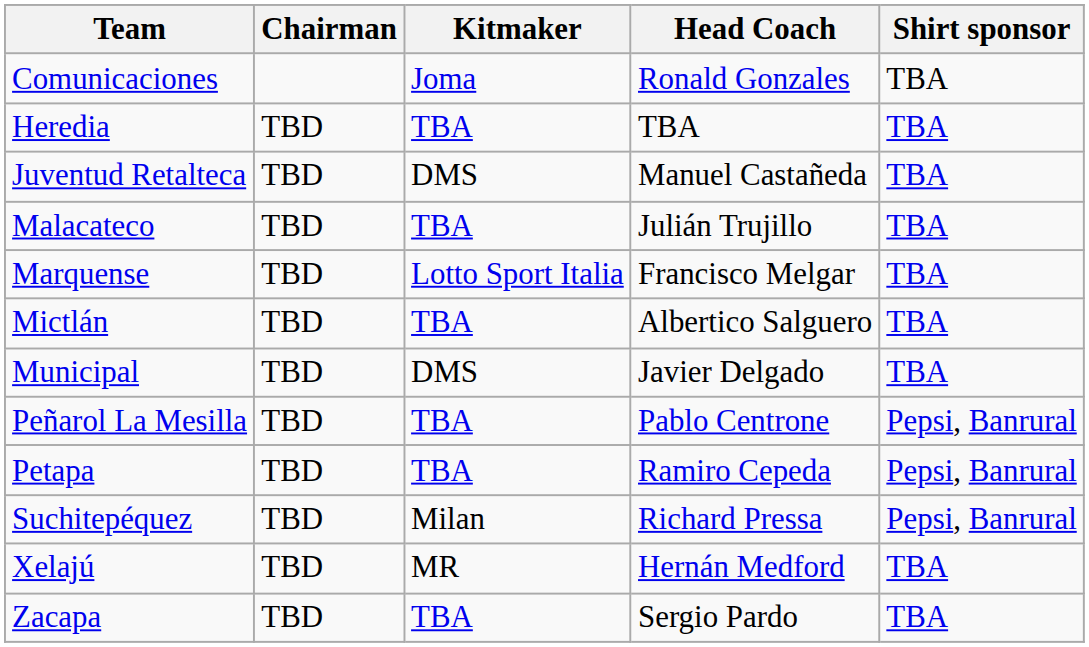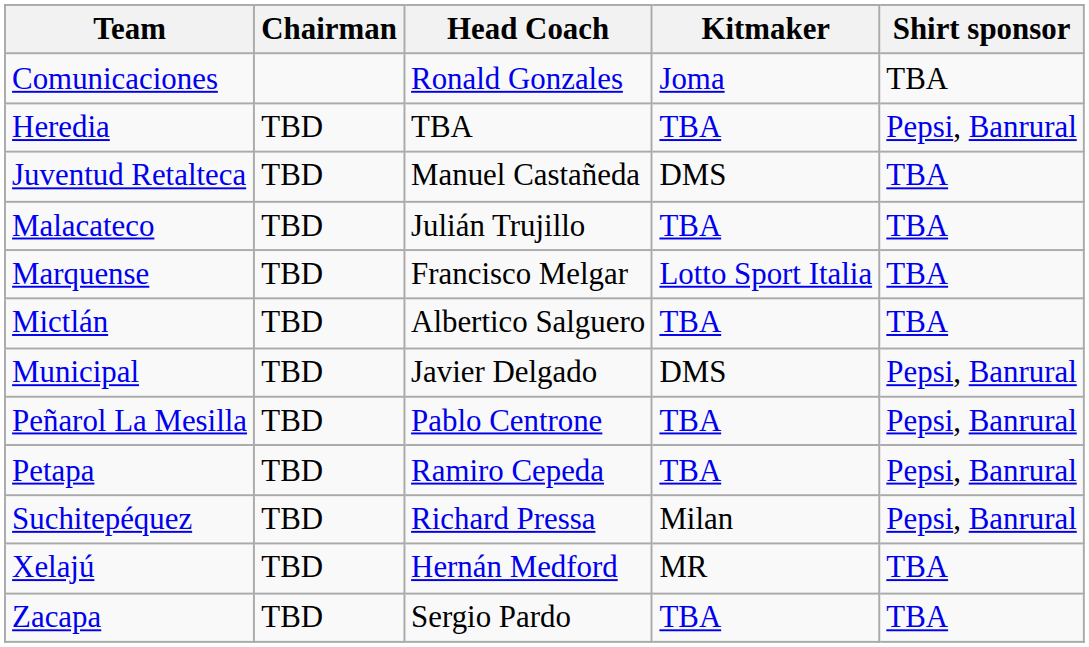columns swapped: (755, 28) <-> (517, 28)
(917, 126) TBA -> (982, 126) Pepsi, Banrural
(917, 371) TBA -> (982, 371) Pepsi, Banrural
